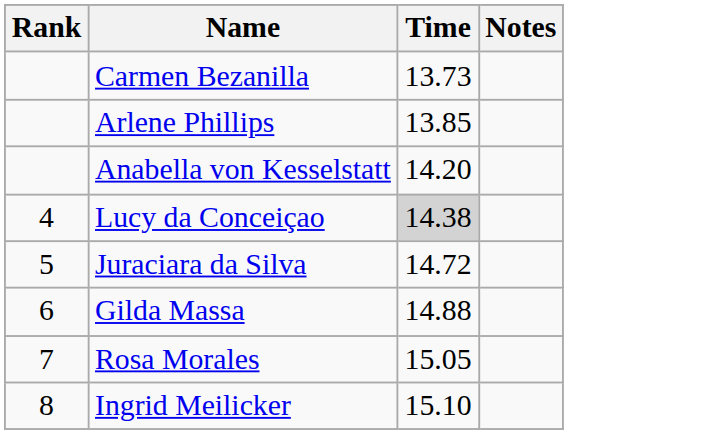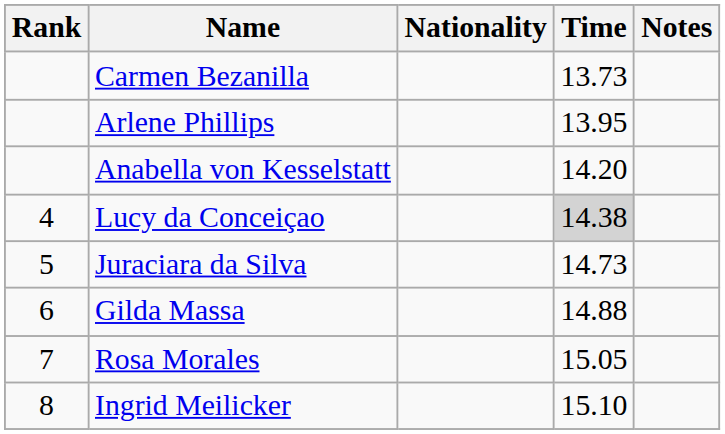+ column: (476, 28)
(438, 122) 13.85 -> (594, 122) 13.95
(438, 264) 14.72 -> (594, 264) 14.73
